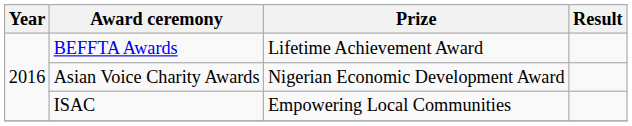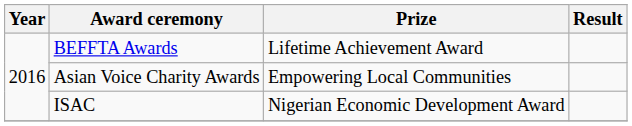(416, 76) Nigerian Economic Development Award -> (390, 76) Empowering Local Communities
(390, 105) Empowering Local Communities -> (416, 105) Nigerian Economic Development Award
